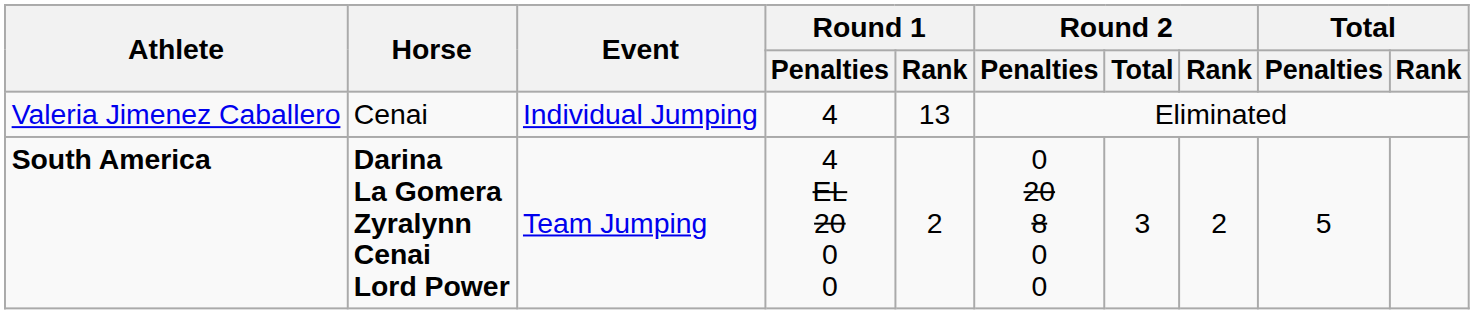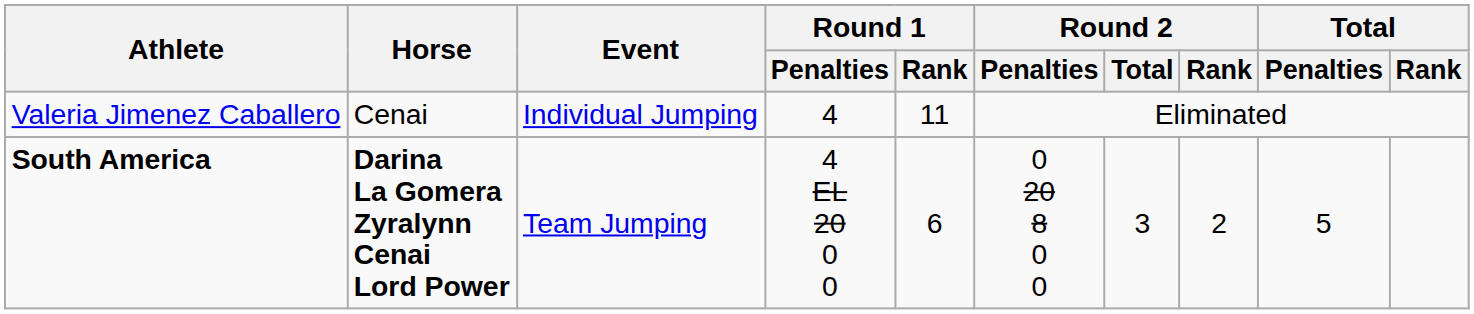(935, 115) 13 -> (935, 115) 11
(935, 223) 2 -> (935, 223) 6
